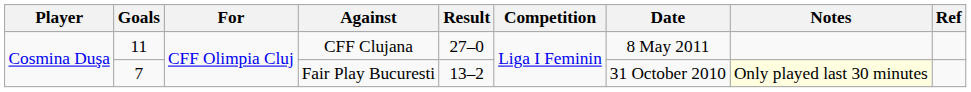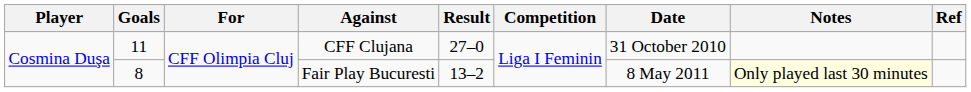(668, 45) 8 May 2011 -> (668, 45) 31 October 2010
(139, 73) 7 -> (139, 73) 8
(668, 73) 31 October 2010 -> (668, 73) 8 May 2011
